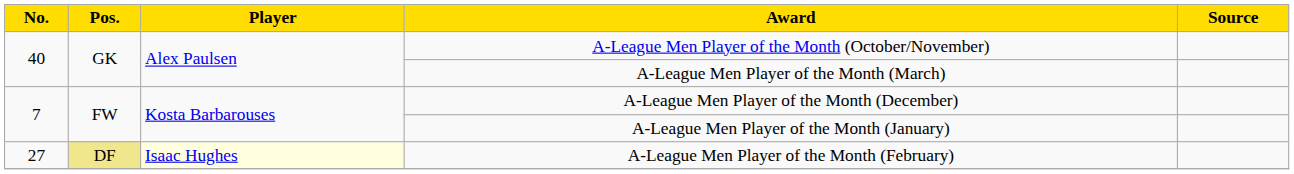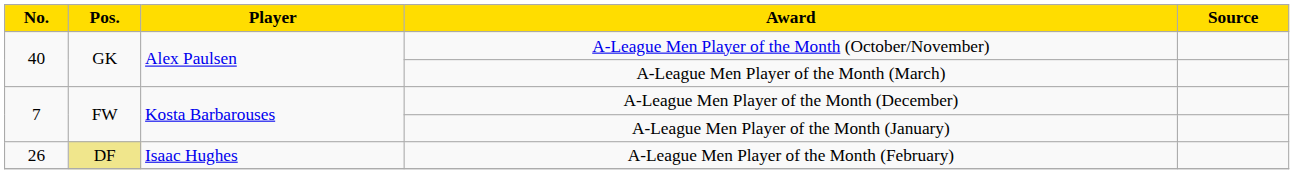(36, 155) 27 -> (36, 155) 26
(191, 155) lightyellow background -> (191, 155) no background
